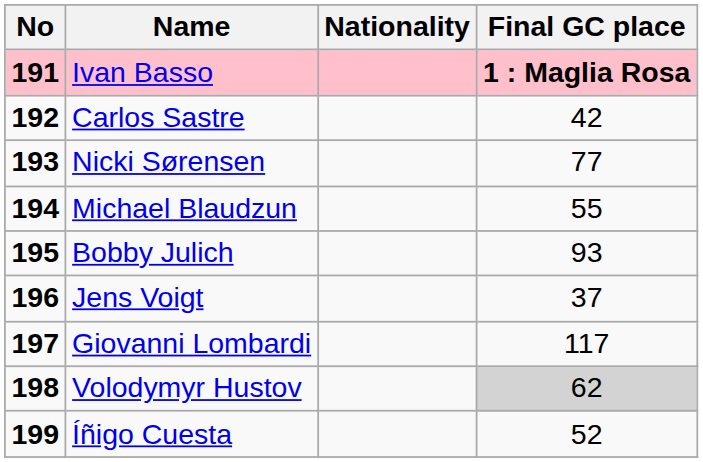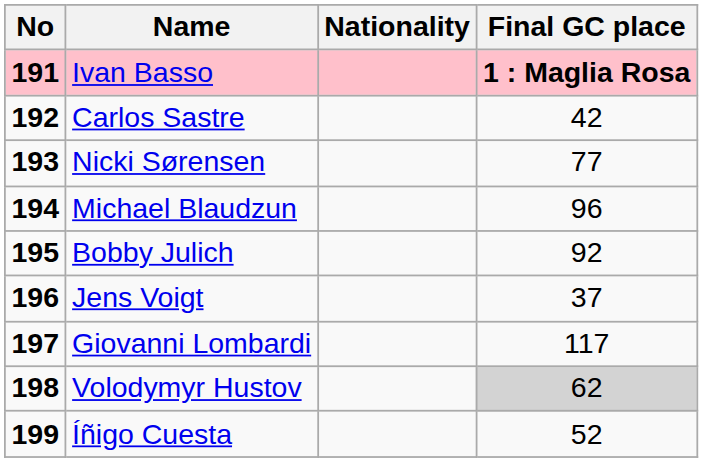(587, 207) 55 -> (587, 207) 96
(587, 252) 93 -> (587, 252) 92
